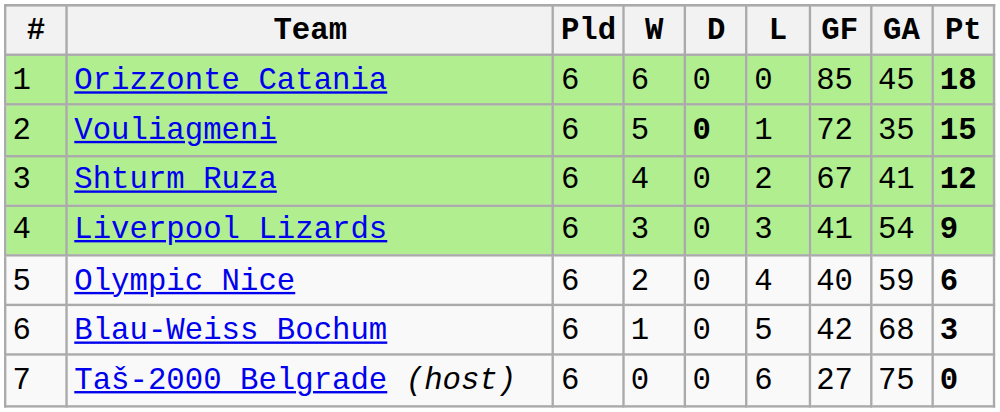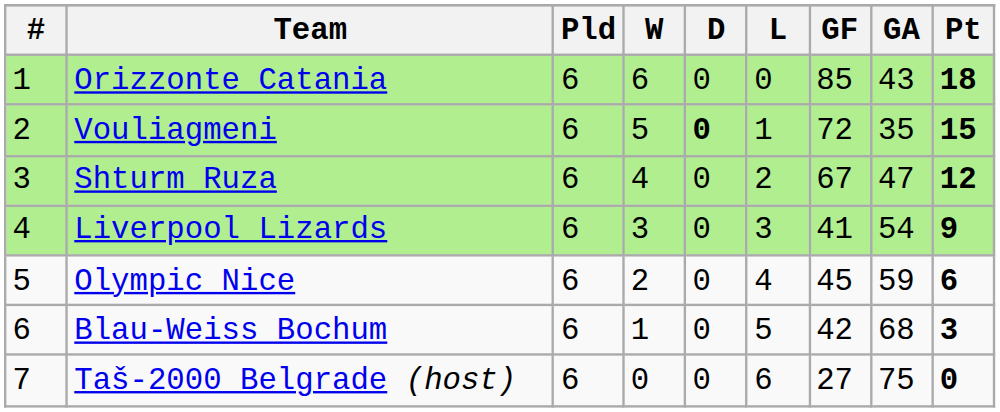(896, 80) 45 -> (896, 80) 43
(896, 180) 41 -> (896, 180) 47
(835, 280) 40 -> (835, 280) 45
